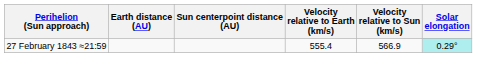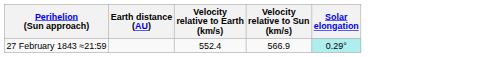- column: (230, 22)
(321, 46) 555.4 -> (210, 46) 552.4
